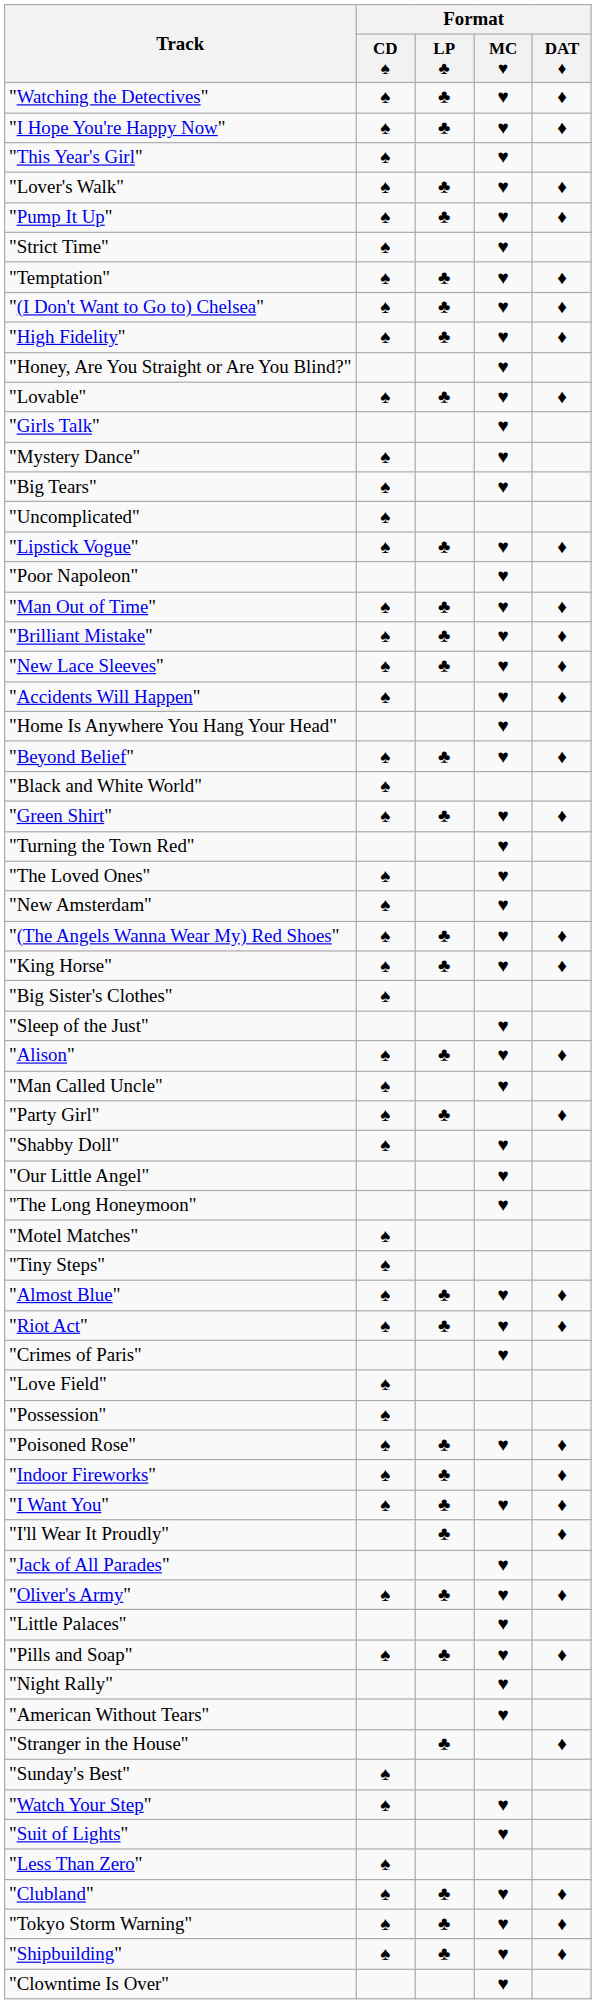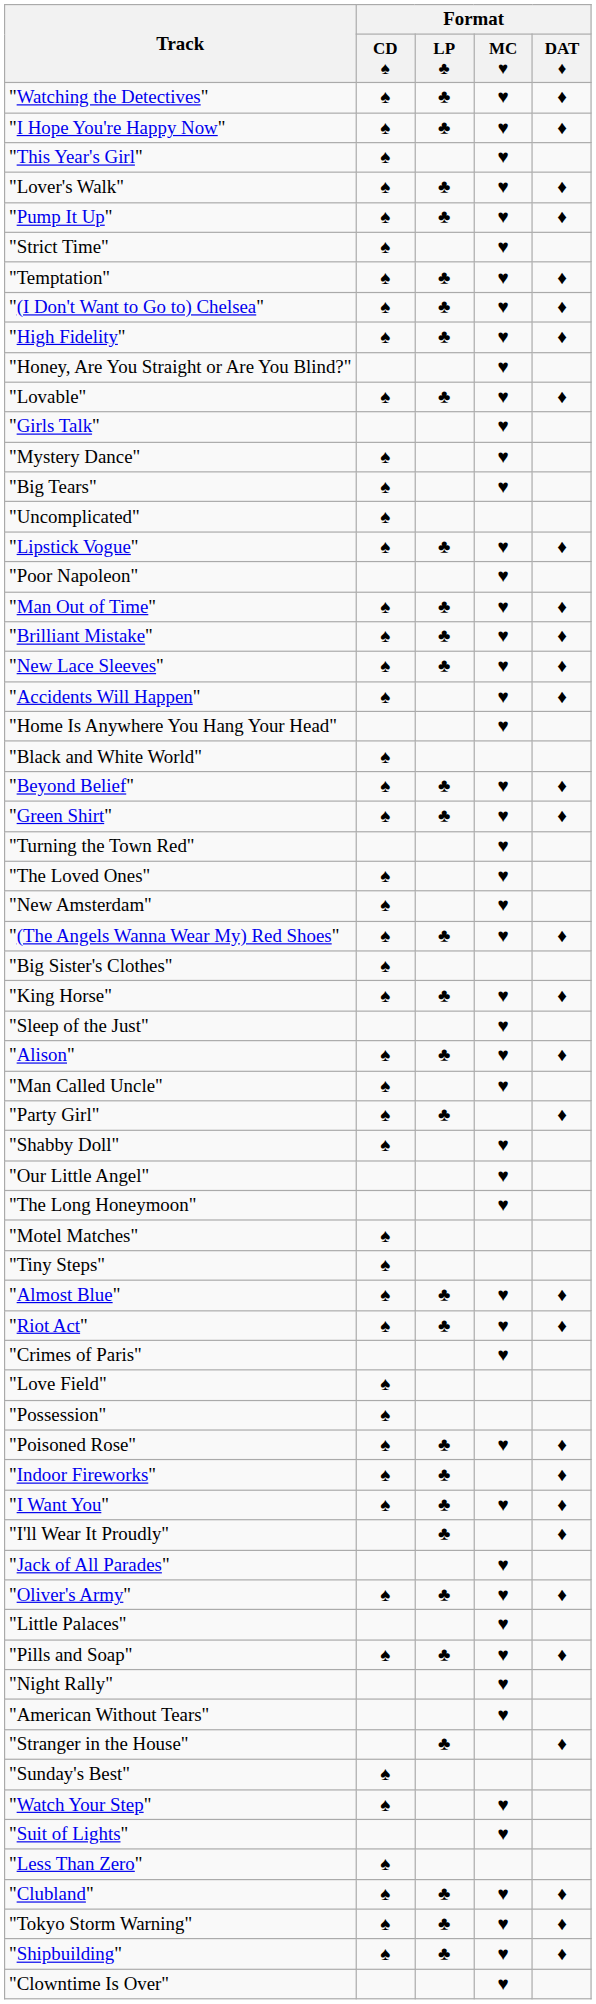rows swapped: (71, 756) <-> (105, 786)
rows swapped: (60, 965) <-> (91, 995)
